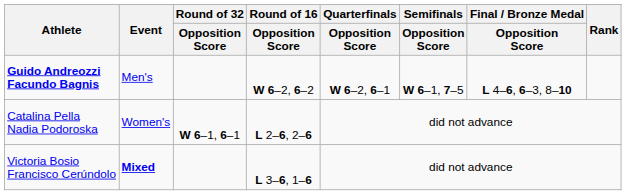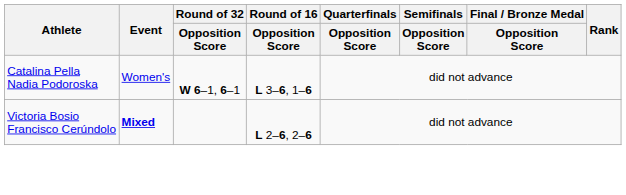- row: (54, 78)
(284, 136) L 2–6, 2–6 -> (284, 91) L 3–6, 1–6
(284, 181) L 3–6, 1–6 -> (284, 136) L 2–6, 2–6
